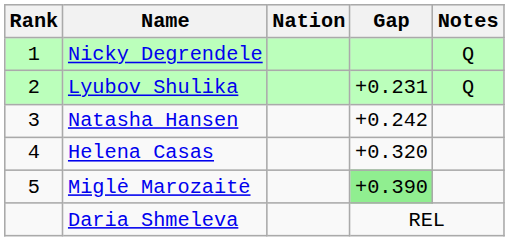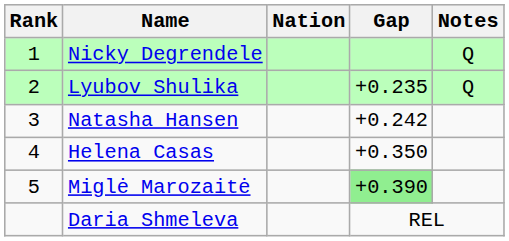(392, 87) +0.231 -> (392, 87) +0.235
(392, 154) +0.320 -> (392, 154) +0.350
